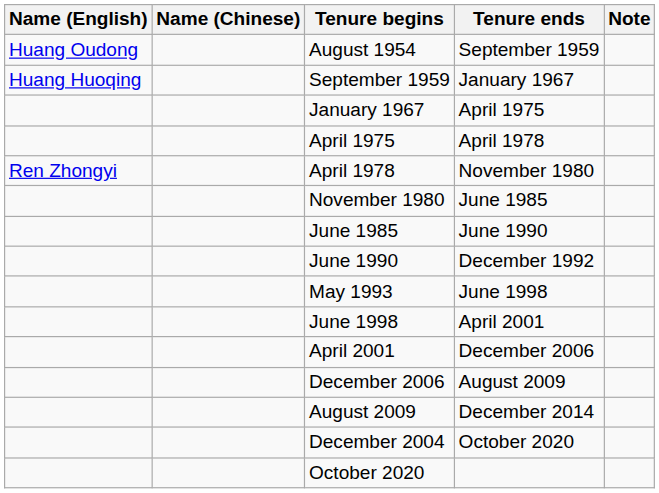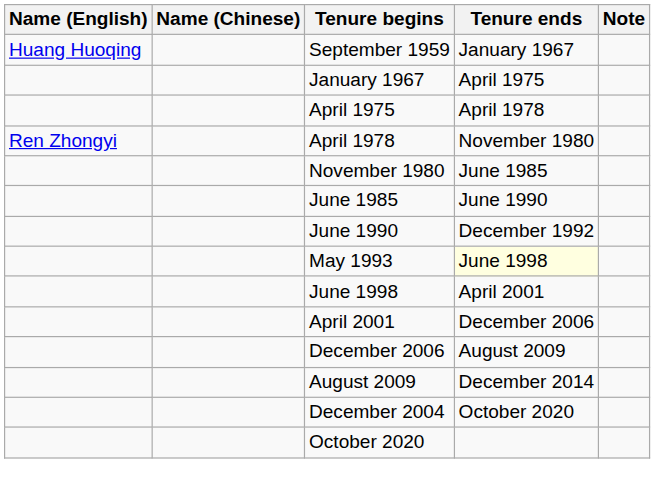- row: (362, 49)
(503, 291) no background -> (503, 261) lightyellow background
